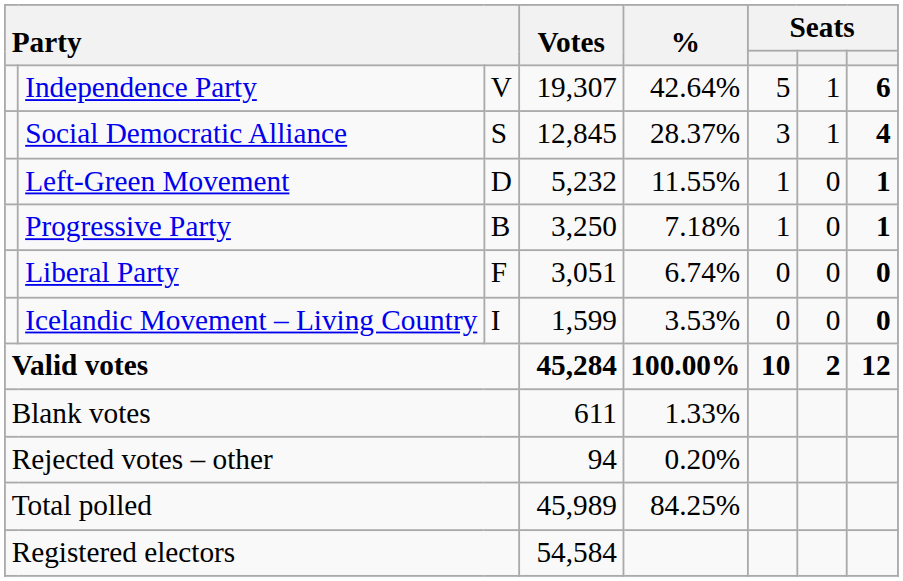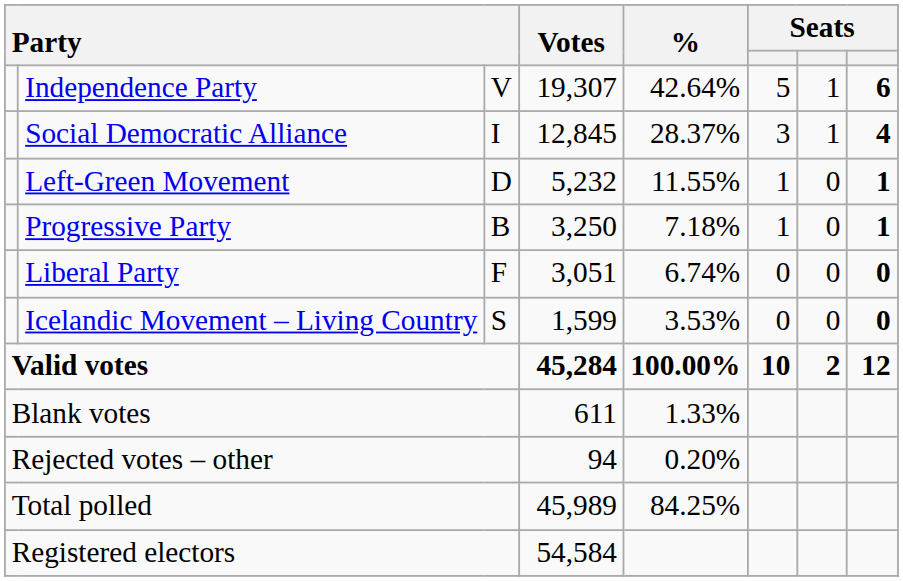(499, 134) S -> (496, 134) I
(496, 319) I -> (499, 319) S
